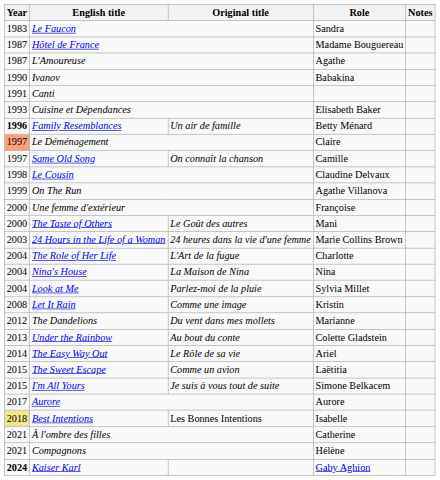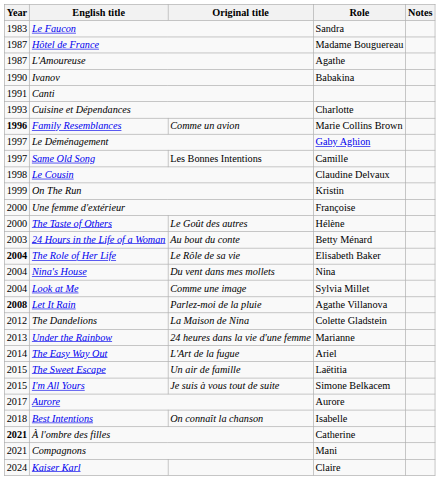(348, 110) Elisabeth Baker -> (335, 110) Charlotte
(205, 126) Un air de famille -> (205, 126) Comme un avion
(344, 126) Betty Ménard -> (359, 126) Marie Collins Brown
(17, 142) lightsalmon background -> (17, 142) no background
(328, 142) Claire -> (343, 142) Gaby Aghion
(217, 158) On connaît la chanson -> (216, 158) Les Bonnes Intentions
(351, 191) Agathe Villanova -> (330, 191) Kristin
(326, 223) Mani -> (330, 223) Hélène
(240, 239) 24 heures dans la vie d'une femme -> (205, 239) Au bout du conte
(359, 239) Marie Collins Brown -> (344, 239) Betty Ménard
(17, 256) normal -> (17, 256) bold
(205, 256) L'Art de la fugue -> (205, 256) Le Rôle de sa vie
(335, 256) Charlotte -> (348, 256) Elisabeth Baker
(210, 272) La Maison de Nina -> (223, 272) Du vent dans mes mollets
(216, 288) Parlez-moi de la pluie -> (208, 288) Comme une image
(17, 304) normal -> (17, 304) bold
(208, 304) Comme une image -> (216, 304) Parlez-moi de la pluie
(330, 304) Kristin -> (351, 304) Agathe Villanova
(223, 321) Du vent dans mes mollets -> (210, 321) La Maison de Nina
(335, 321) Marianne -> (351, 321) Colette Gladstein
(205, 337) Au bout du conte -> (240, 337) 24 heures dans la vie d'une femme
(351, 337) Colette Gladstein -> (335, 337) Marianne
(205, 353) Le Rôle de sa vie -> (205, 353) L'Art de la fugue
(205, 369) Comme un avion -> (205, 369) Un air de famille
(17, 418) khaki background -> (17, 418) no background
(216, 418) Les Bonnes Intentions -> (217, 418) On connaît la chanson
(17, 434) normal -> (17, 434) bold
(330, 451) Hélène -> (326, 451) Mani
(17, 467) bold -> (17, 467) normal
(343, 467) Gaby Aghion -> (328, 467) Claire
